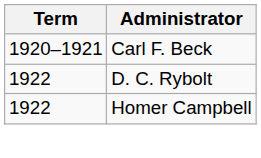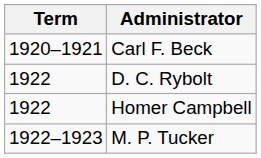+ row: (163, 138)
